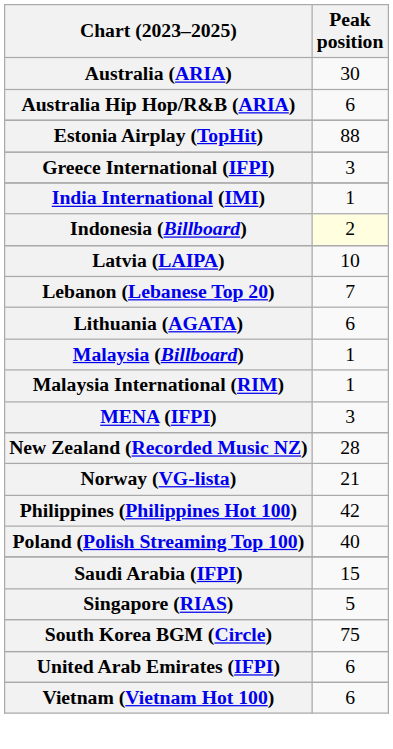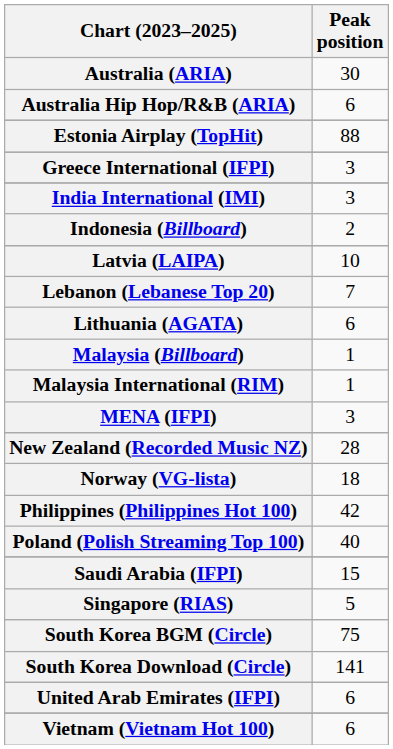(350, 198) 1 -> (350, 198) 3
(350, 229) lightyellow background -> (350, 229) no background
(350, 479) 21 -> (350, 479) 18
+ row: (158, 666)
